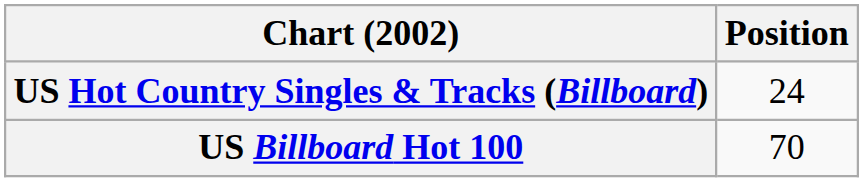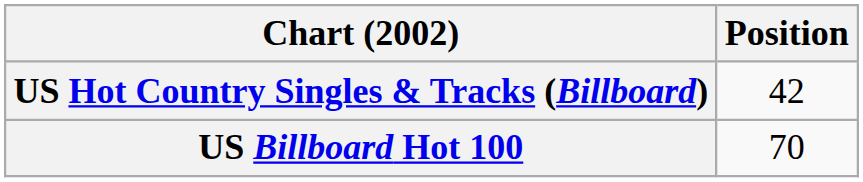(787, 90) 24 -> (787, 90) 42
